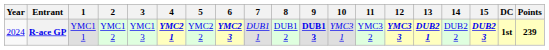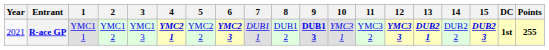(16, 32) 2024 -> (16, 32) 2021
(530, 32) 239 -> (530, 32) 255
